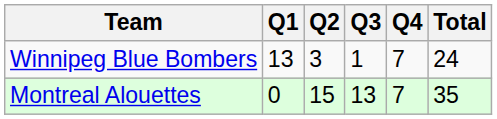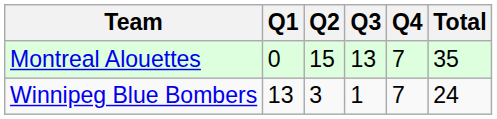rows swapped: (134, 59) <-> (105, 95)
